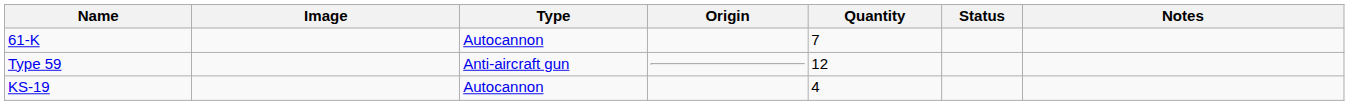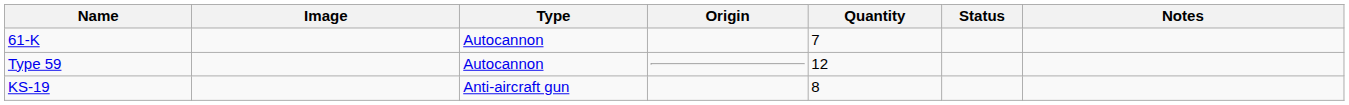(516, 64) Anti-aircraft gun -> (503, 64) Autocannon
(503, 87) Autocannon -> (516, 87) Anti-aircraft gun
(816, 87) 4 -> (816, 87) 8
